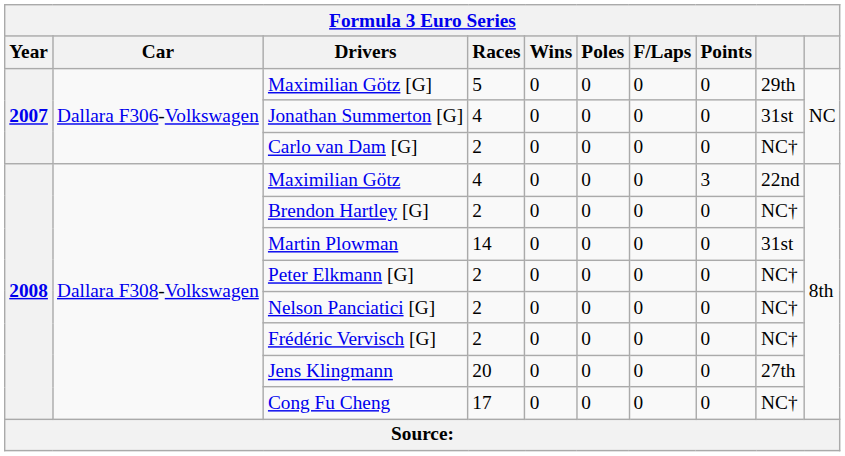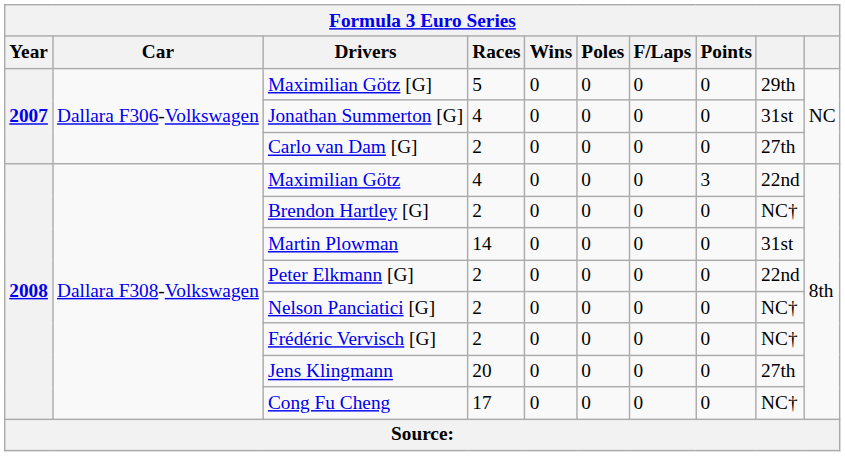(779, 147) NC† -> (778, 147) 27th
(779, 274) NC† -> (780, 274) 22nd
